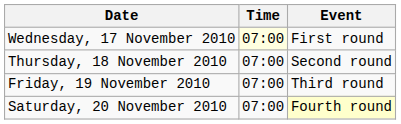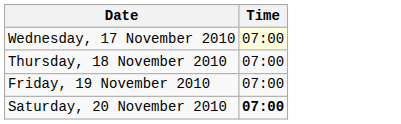- column: (341, 16)
(263, 108) normal -> (263, 108) bold
